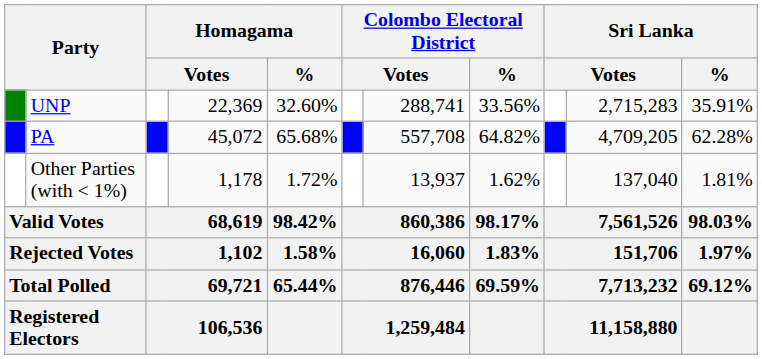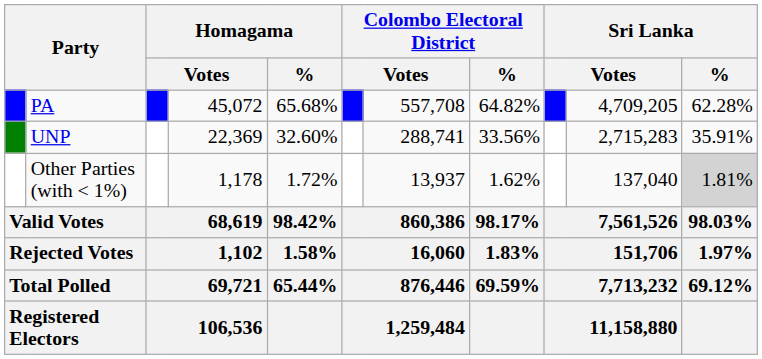rows swapped: (43, 136) <-> (51, 105)
(727, 179) no background -> (727, 179) lightgrey background
